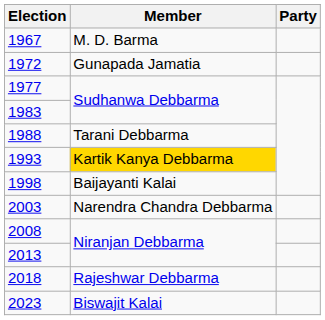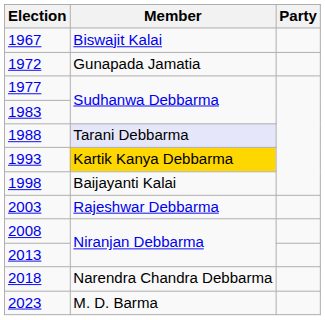(116, 40) M. D. Barma -> (118, 40) Biswajit Kalai
(131, 135) no background -> (131, 135) lavender background
(173, 207) Narendra Chandra Debbarma -> (146, 207) Rajeshwar Debbarma
(146, 278) Rajeshwar Debbarma -> (173, 278) Narendra Chandra Debbarma
(118, 302) Biswajit Kalai -> (116, 302) M. D. Barma
